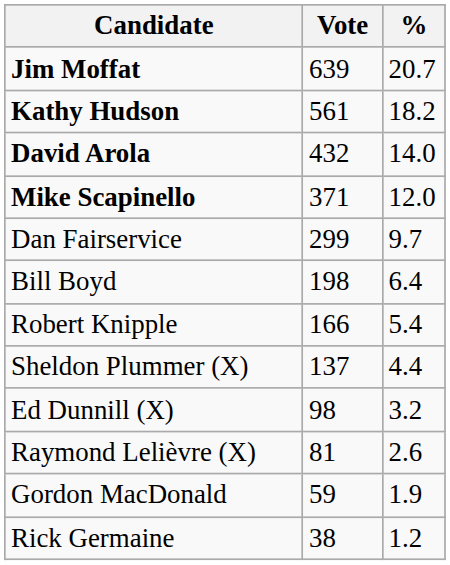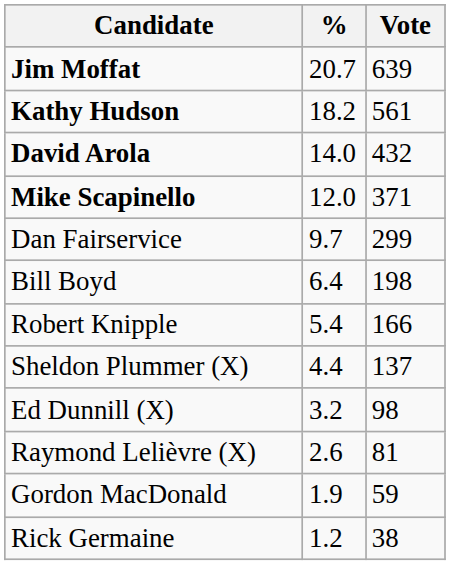columns swapped: (343, 25) <-> (414, 25)
